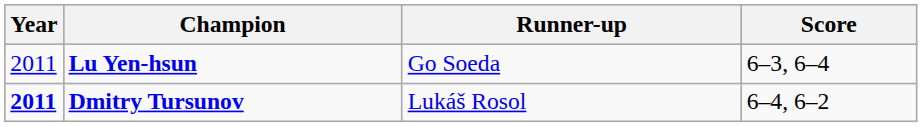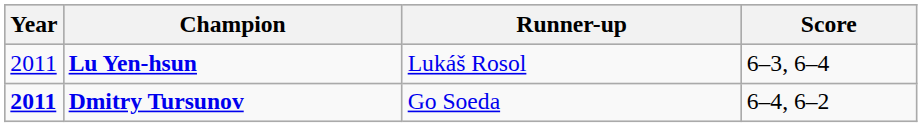(454, 63) Go Soeda -> (467, 63) Lukáš Rosol
(467, 102) Lukáš Rosol -> (454, 102) Go Soeda
